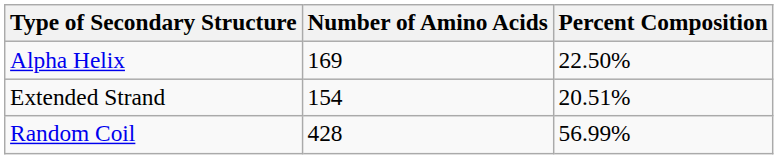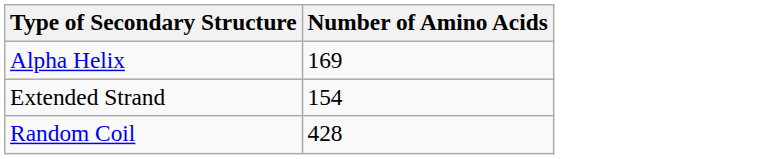- column: (663, 23)
